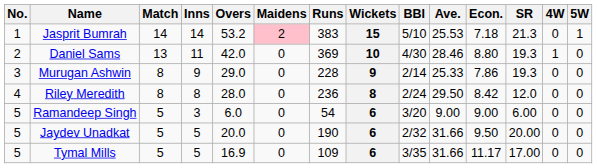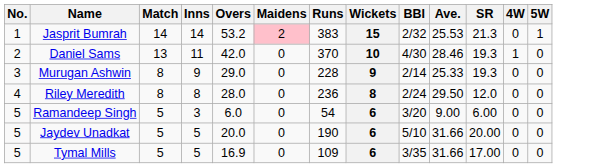- column: (486, 14)
(414, 34) 5/10 -> (414, 34) 2/32
(328, 53) 369 -> (328, 53) 370
(414, 133) 2/32 -> (414, 133) 5/10
